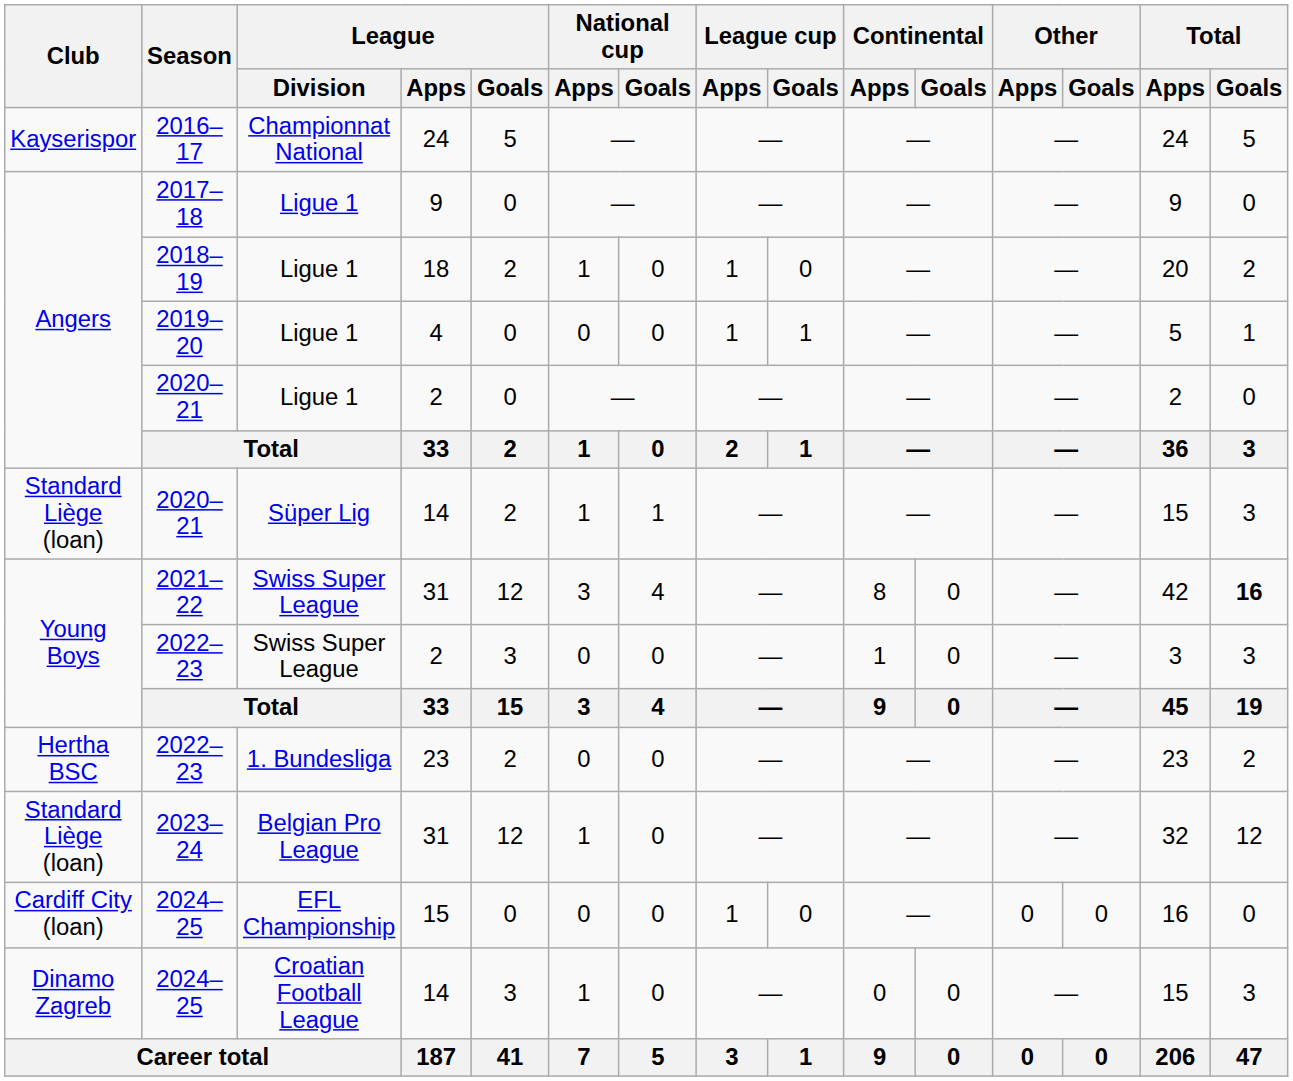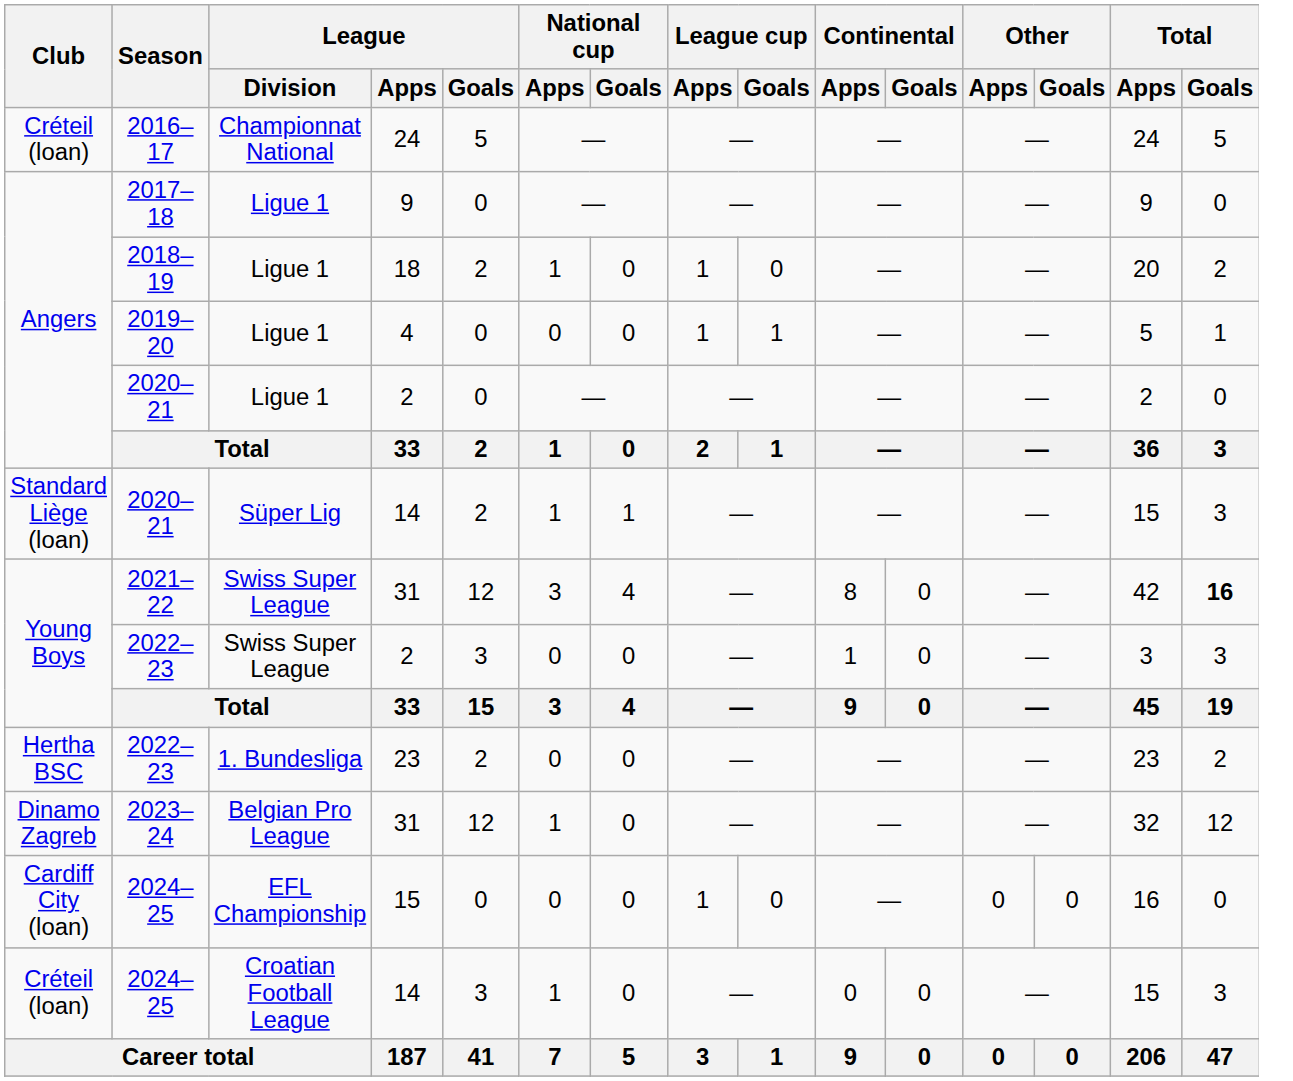(73, 139) Kayserispor -> (59, 139) Créteil (loan)
(73, 836) Standard Liège (loan) -> (59, 823) Dinamo Zagreb
(73, 992) Dinamo Zagreb -> (59, 992) Créteil (loan)
